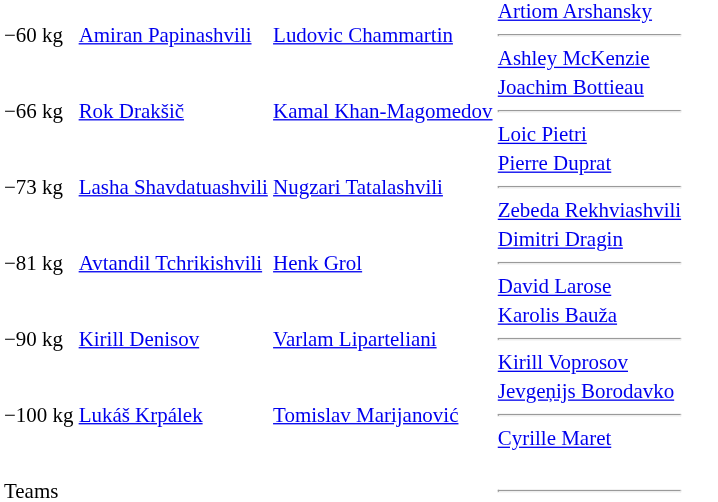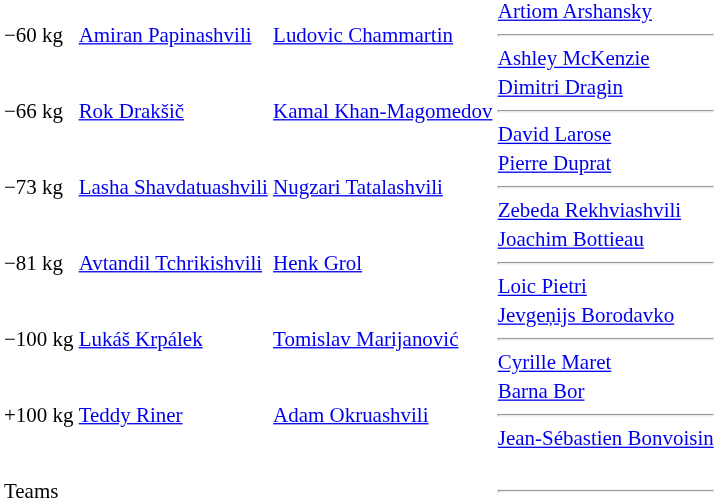(589, 111) Joachim Bottieau Loic Pietri -> (606, 111) Dimitri Dragin David Larose
(589, 263) Dimitri Dragin David Larose -> (606, 263) Joachim Bottieau Loic Pietri
- row: (33, 339)
+ row: (39, 415)
